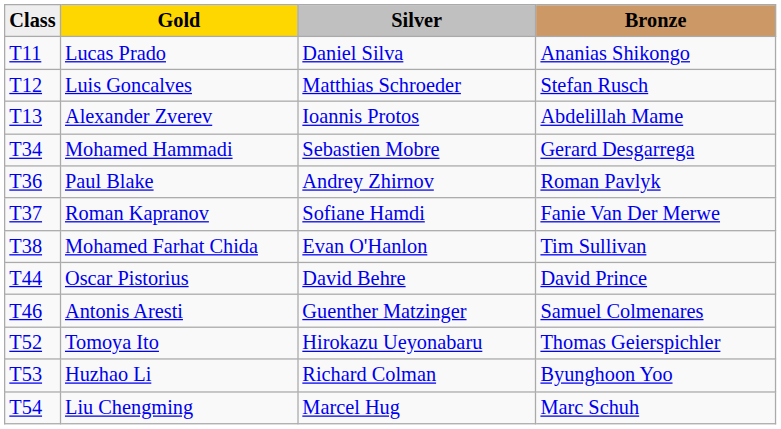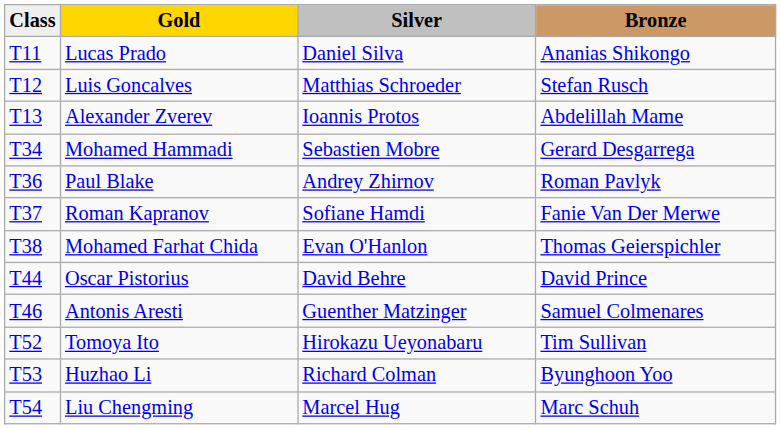(593, 246) Tim Sullivan -> (630, 246) Thomas Geierspichler
(630, 342) Thomas Geierspichler -> (593, 342) Tim Sullivan
